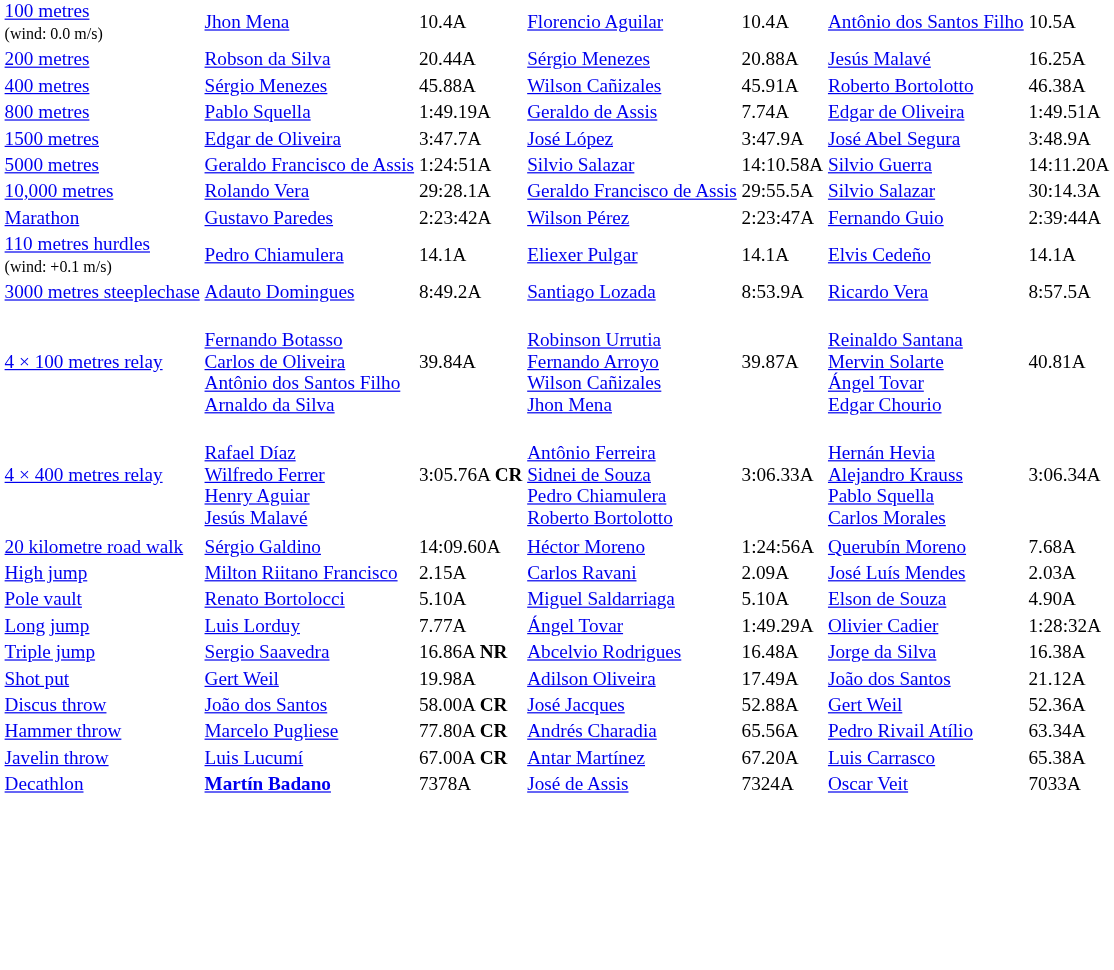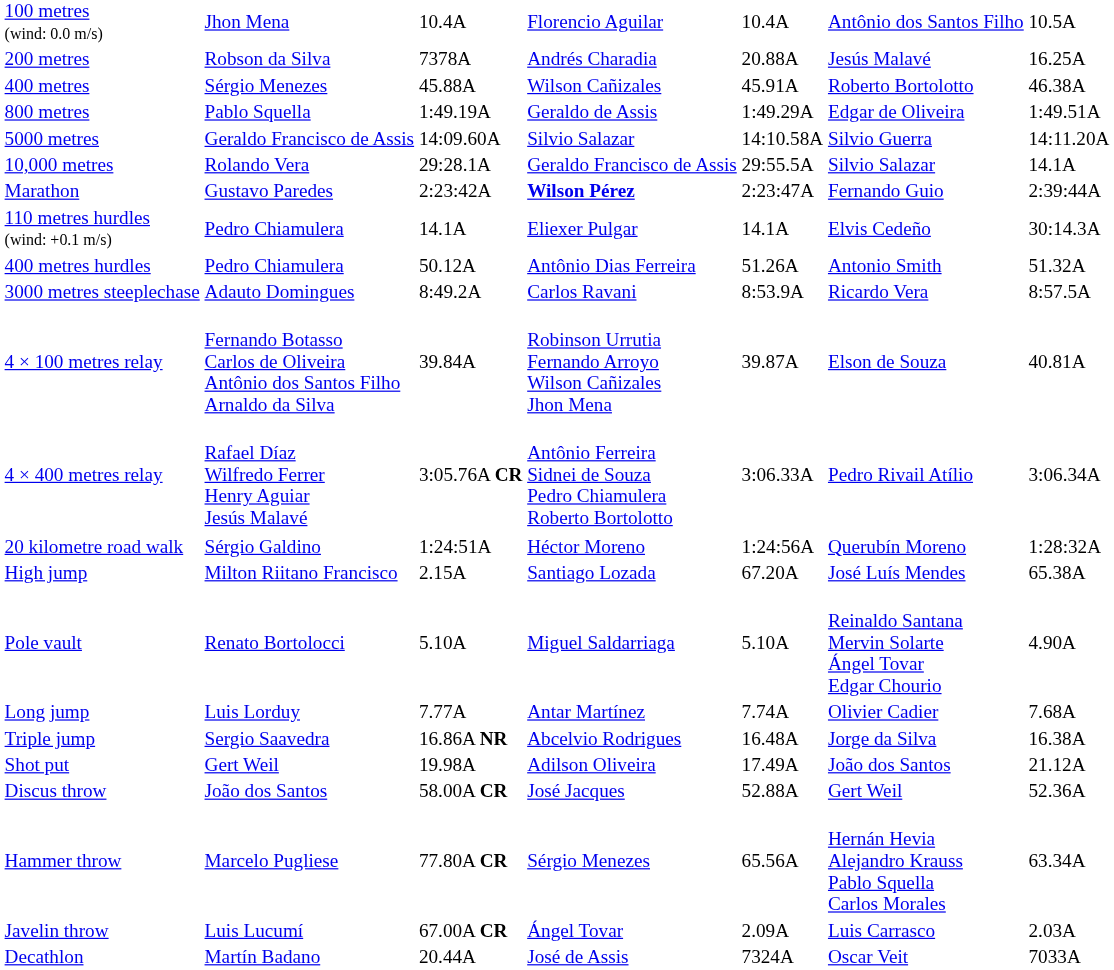(447, 59) 20.44A -> (445, 59) 7378A
(589, 59) Sérgio Menezes -> (592, 59) Andrés Charadia
(765, 112) 7.74A -> (778, 112) 1:49.29A
- row: (52, 138)
(455, 164) 1:24:51A -> (460, 138) 14:09.60A
(1065, 191) 30:14.3A -> (1052, 164) 14.1A
(578, 217) normal -> (581, 191) bold
(1052, 254) 14.1A -> (1065, 228) 30:14.3A
+ row: (78, 265)
(591, 292) Santiago Lozada -> (582, 292) Carlos Ravani
(895, 372) Reinaldo Santana Mervin Solarte Ángel Tovar Edgar Chourio -> (887, 361) Elson de Souza
(895, 485) Hernán Hevia Alejandro Krauss Pablo Squella Carlos Morales -> (900, 474) Pedro Rivail Atílio
(460, 546) 14:09.60A -> (455, 546) 1:24:51A
(1052, 546) 7.68A -> (1065, 546) 1:28:32A
(582, 572) Carlos Ravani -> (591, 572) Santiago Lozada
(765, 572) 2.09A -> (770, 572) 67.20A
(1052, 572) 2.03A -> (1057, 572) 65.38A
(887, 599) Elson de Souza -> (895, 653) Reinaldo Santana Mervin Solarte Ángel Tovar Edgar Chourio
(575, 625) Ángel Tovar -> (586, 712) Antar Martínez
(778, 625) 1:49.29A -> (765, 712) 7.74A
(1065, 625) 1:28:32A -> (1052, 712) 7.68A
(592, 731) Andrés Charadia -> (589, 860) Sérgio Menezes
(900, 731) Pedro Rivail Atílio -> (895, 871) Hernán Hevia Alejandro Krauss Pablo Squella Carlos Morales
(586, 757) Antar Martínez -> (575, 930) Ángel Tovar
(770, 757) 67.20A -> (765, 930) 2.09A
(1057, 757) 65.38A -> (1052, 930) 2.03A
(268, 784) bold -> (262, 956) normal
(445, 784) 7378A -> (447, 956) 20.44A
